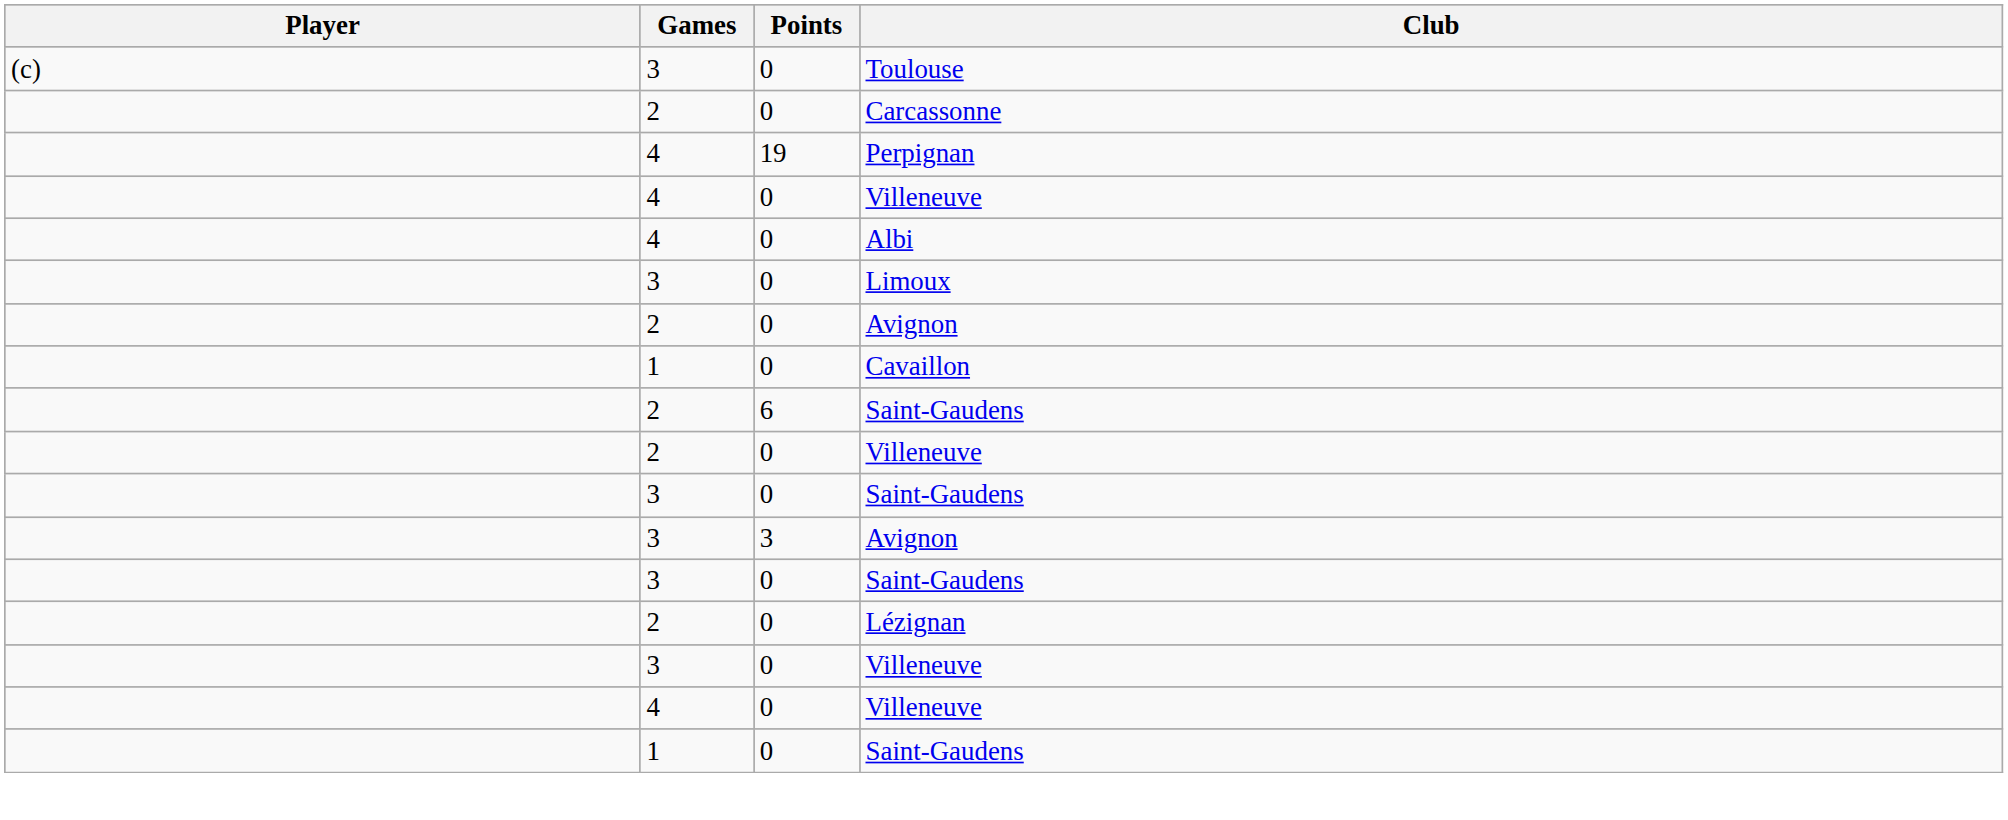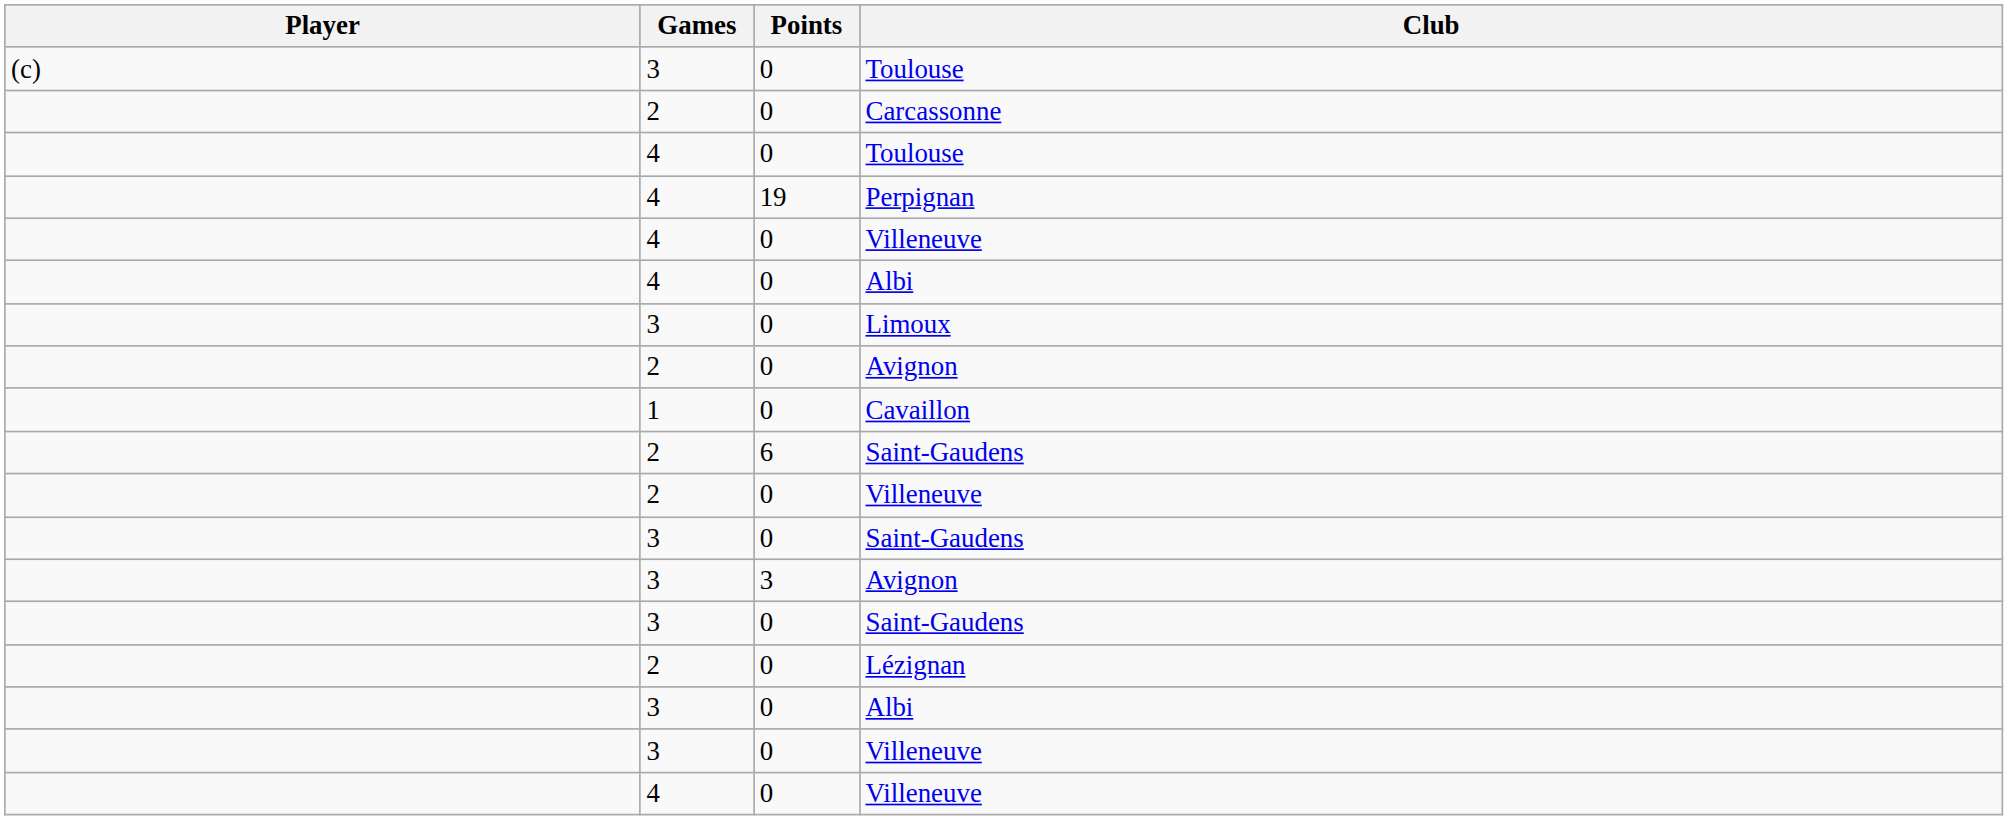+ row: (653, 153)
+ row: (653, 707)
- row: (653, 750)
